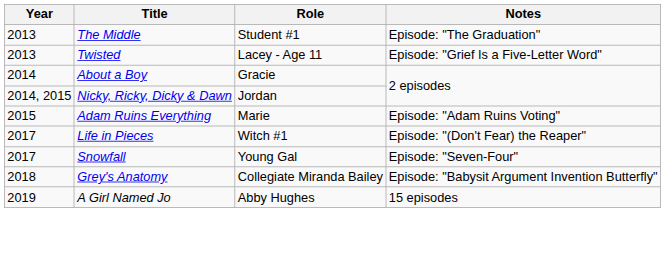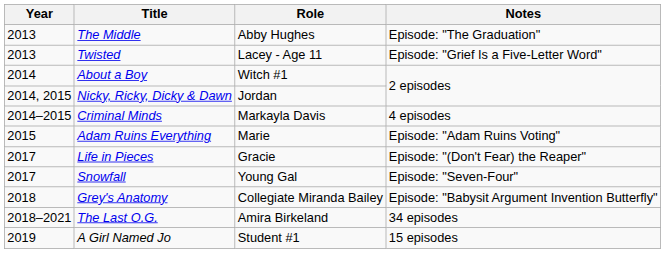(269, 34) Student #1 -> (276, 34) Abby Hughes
(257, 75) Gracie -> (263, 75) Witch #1
+ row: (120, 116)
(263, 136) Witch #1 -> (257, 156) Gracie
+ row: (118, 217)
(276, 197) Abby Hughes -> (269, 237) Student #1
